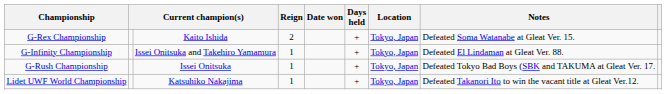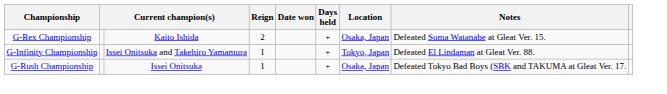(394, 36) Tokyo, Japan -> (365, 36) Osaka, Japan
(394, 66) Tokyo, Japan -> (365, 66) Osaka, Japan
- row: (66, 81)
